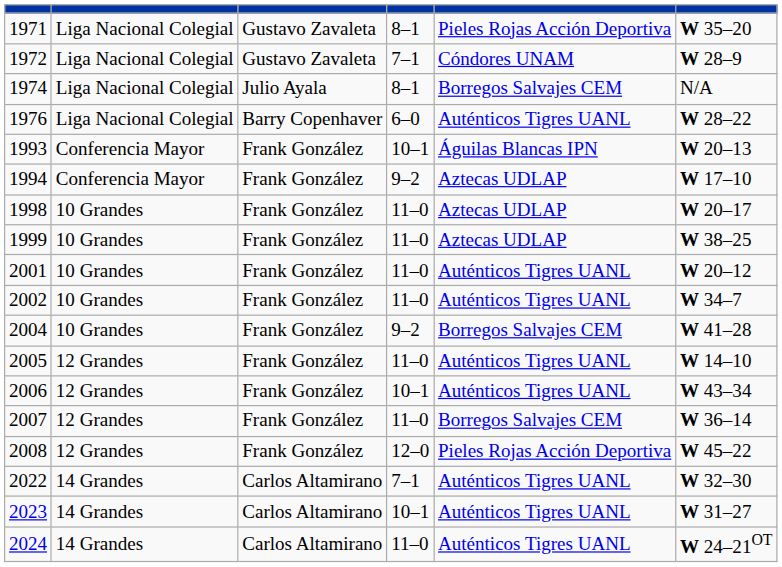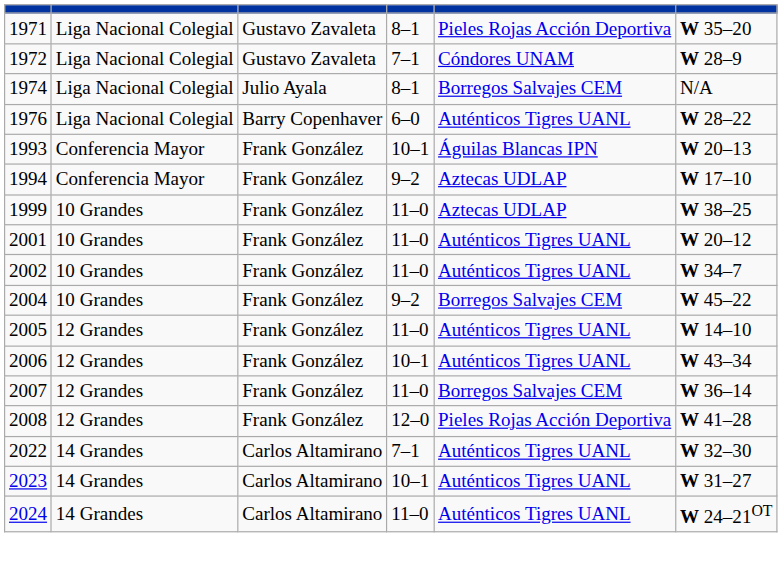- row: (28, 209)
(716, 330) W 41–28 -> (716, 300) W 45–22
(716, 451) W 45–22 -> (716, 420) W 41–28
